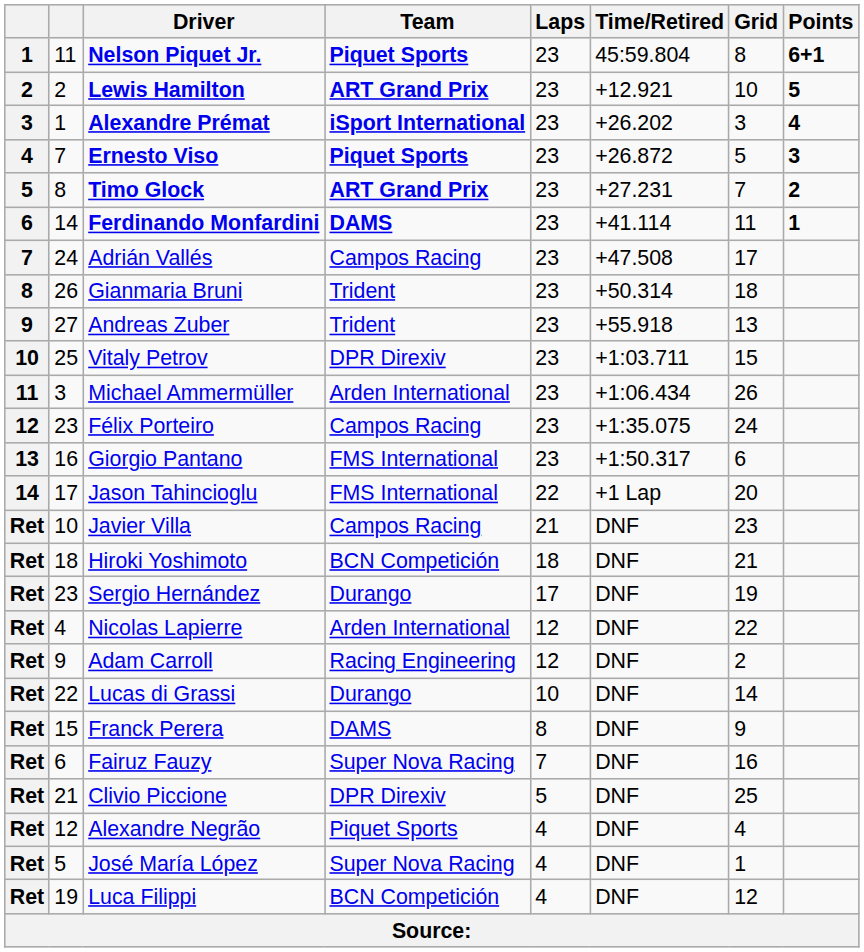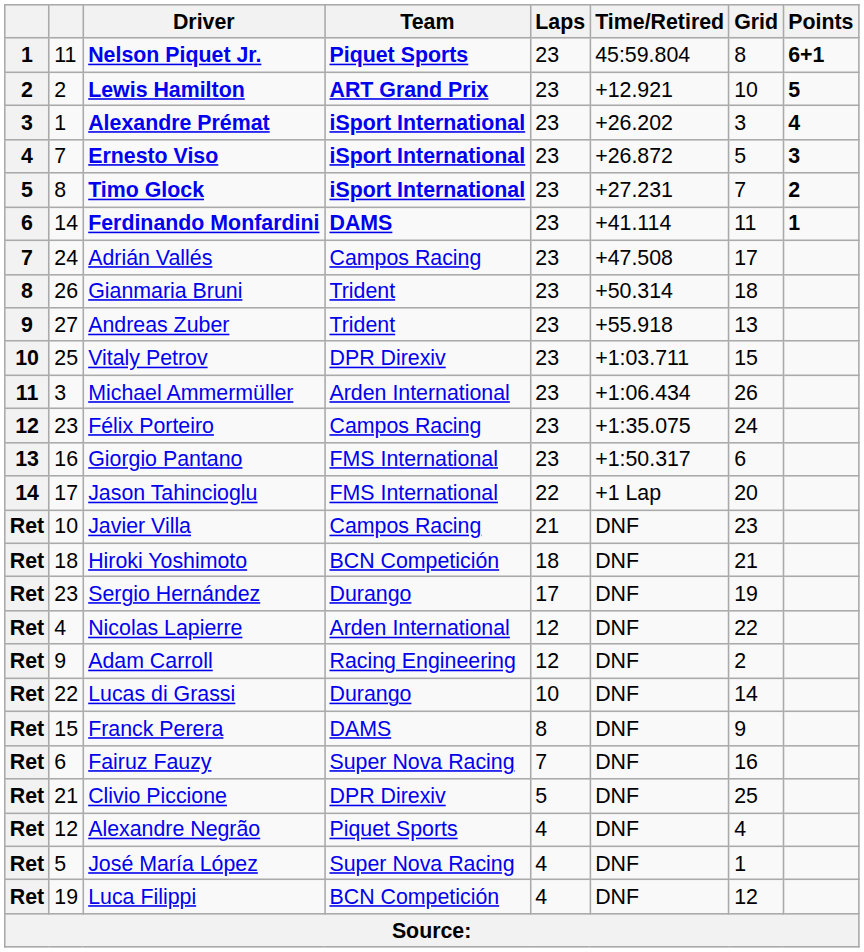(399, 156) Piquet Sports -> (427, 156) iSport International
(409, 189) ART Grand Prix -> (427, 189) iSport International
